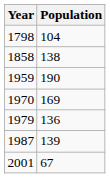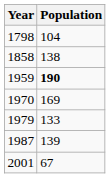(50, 78) normal -> (50, 78) bold
(50, 120) 136 -> (50, 120) 133
